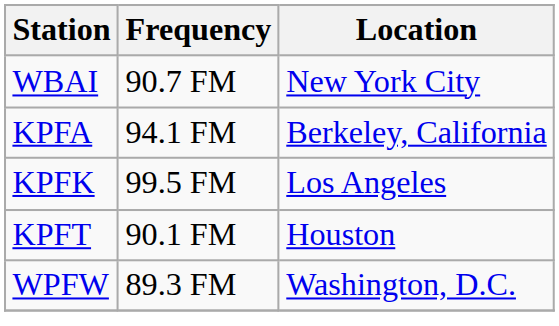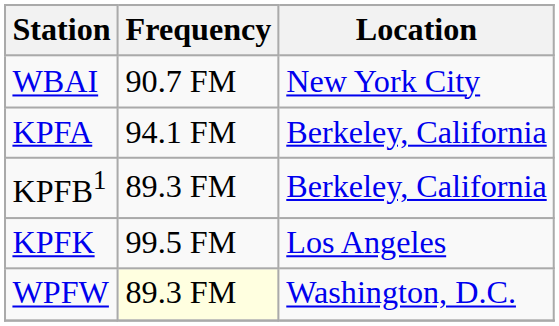+ row: (59, 187)
- row: (52, 234)
(181, 285) no background -> (181, 293) lightyellow background
